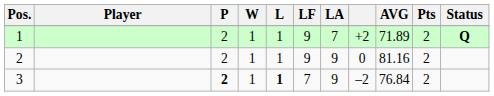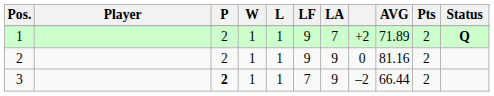(280, 79) bold -> (280, 79) normal
(394, 79) 76.84 -> (394, 79) 66.44
